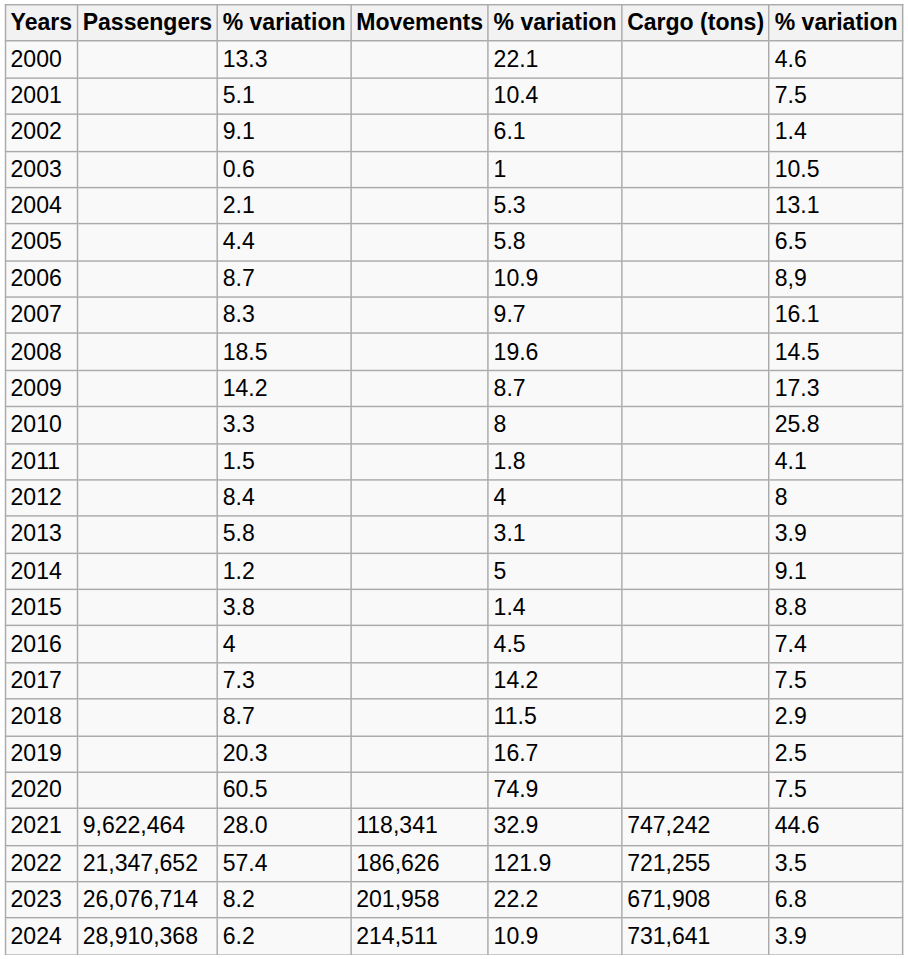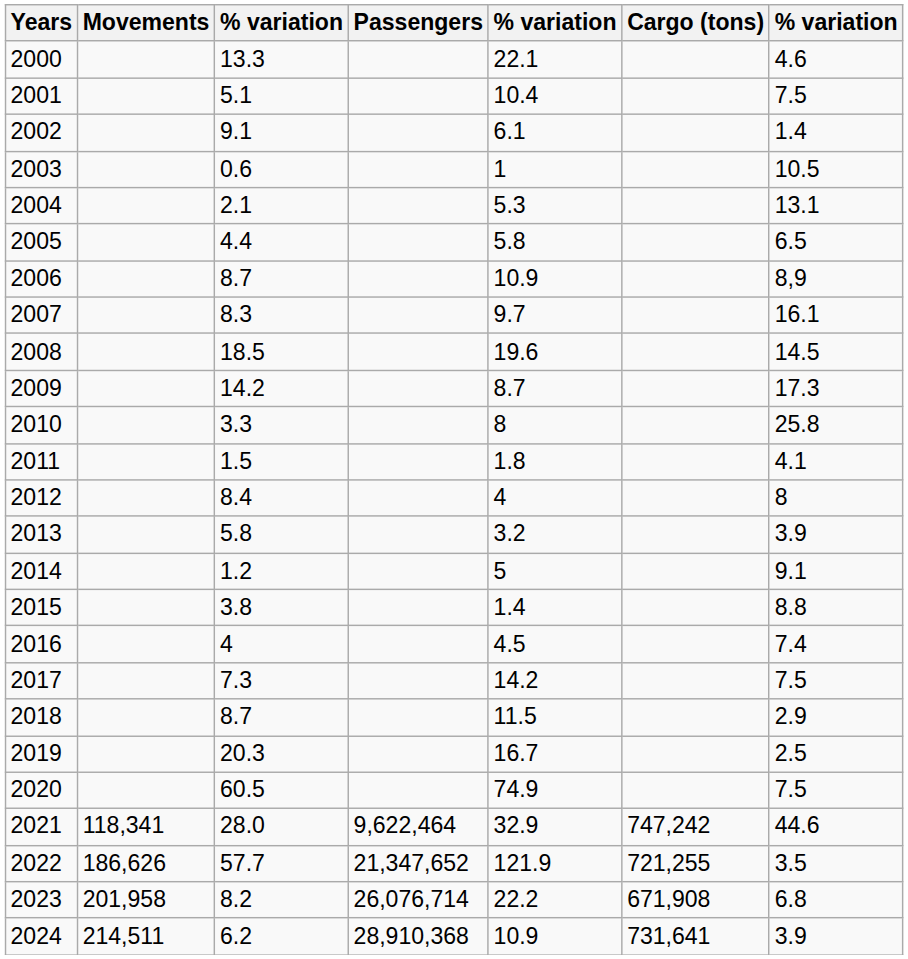columns swapped: (420, 22) <-> (147, 22)
(510, 534) 3.1 -> (510, 534) 3.2
(245, 863) 57.4 -> (242, 863) 57.7
